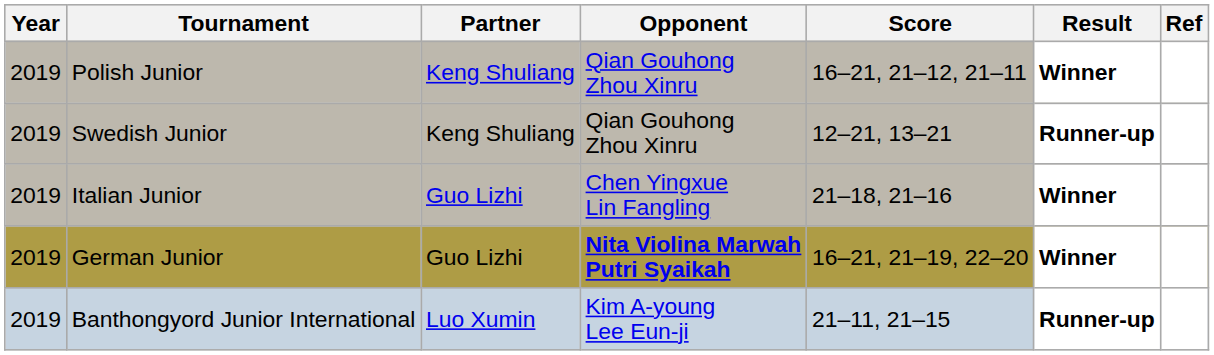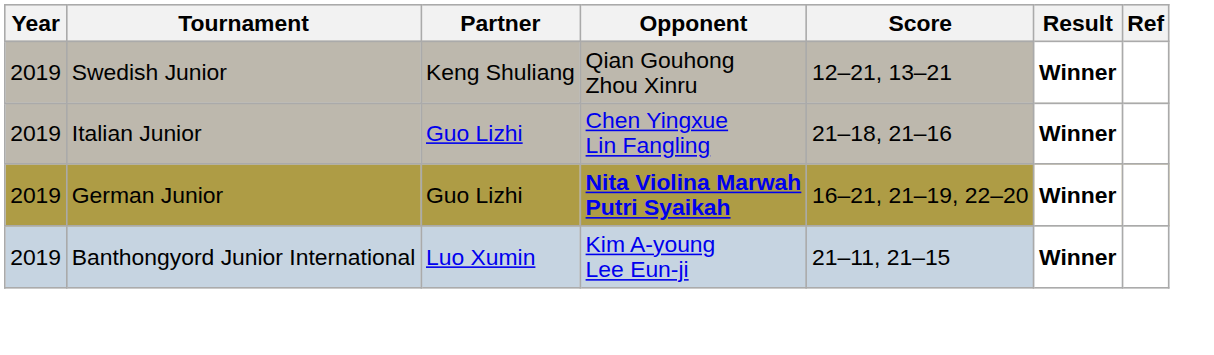- row: (137, 72)
(1097, 134) Runner-up -> (1078, 72) Winner
(1097, 319) Runner-up -> (1078, 257) Winner
